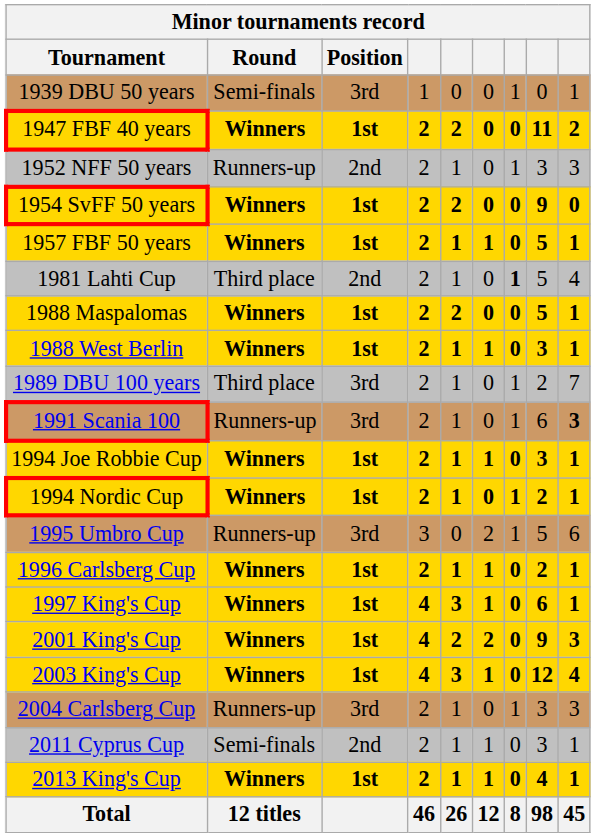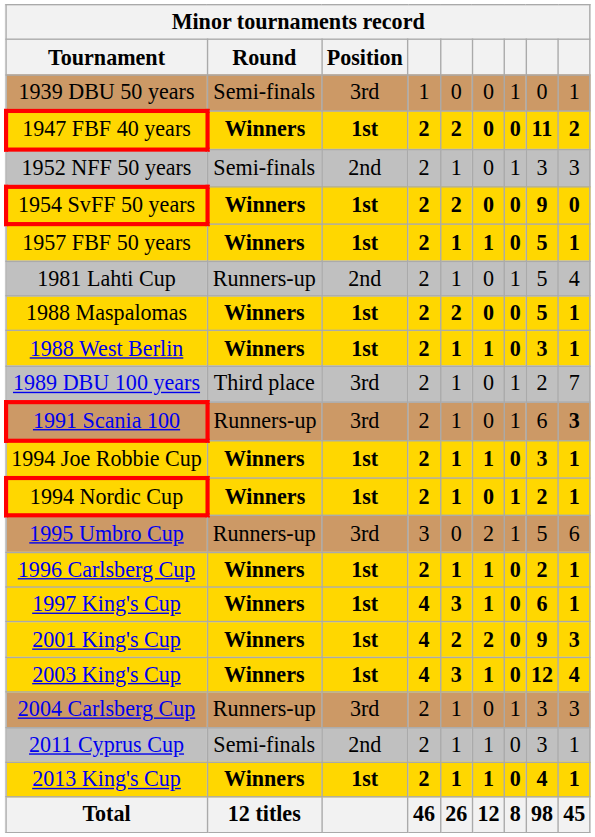(264, 167) Runners-up -> (264, 167) Semi-finals
(264, 278) Third place -> (264, 278) Runners-up
(515, 278) bold -> (515, 278) normal
